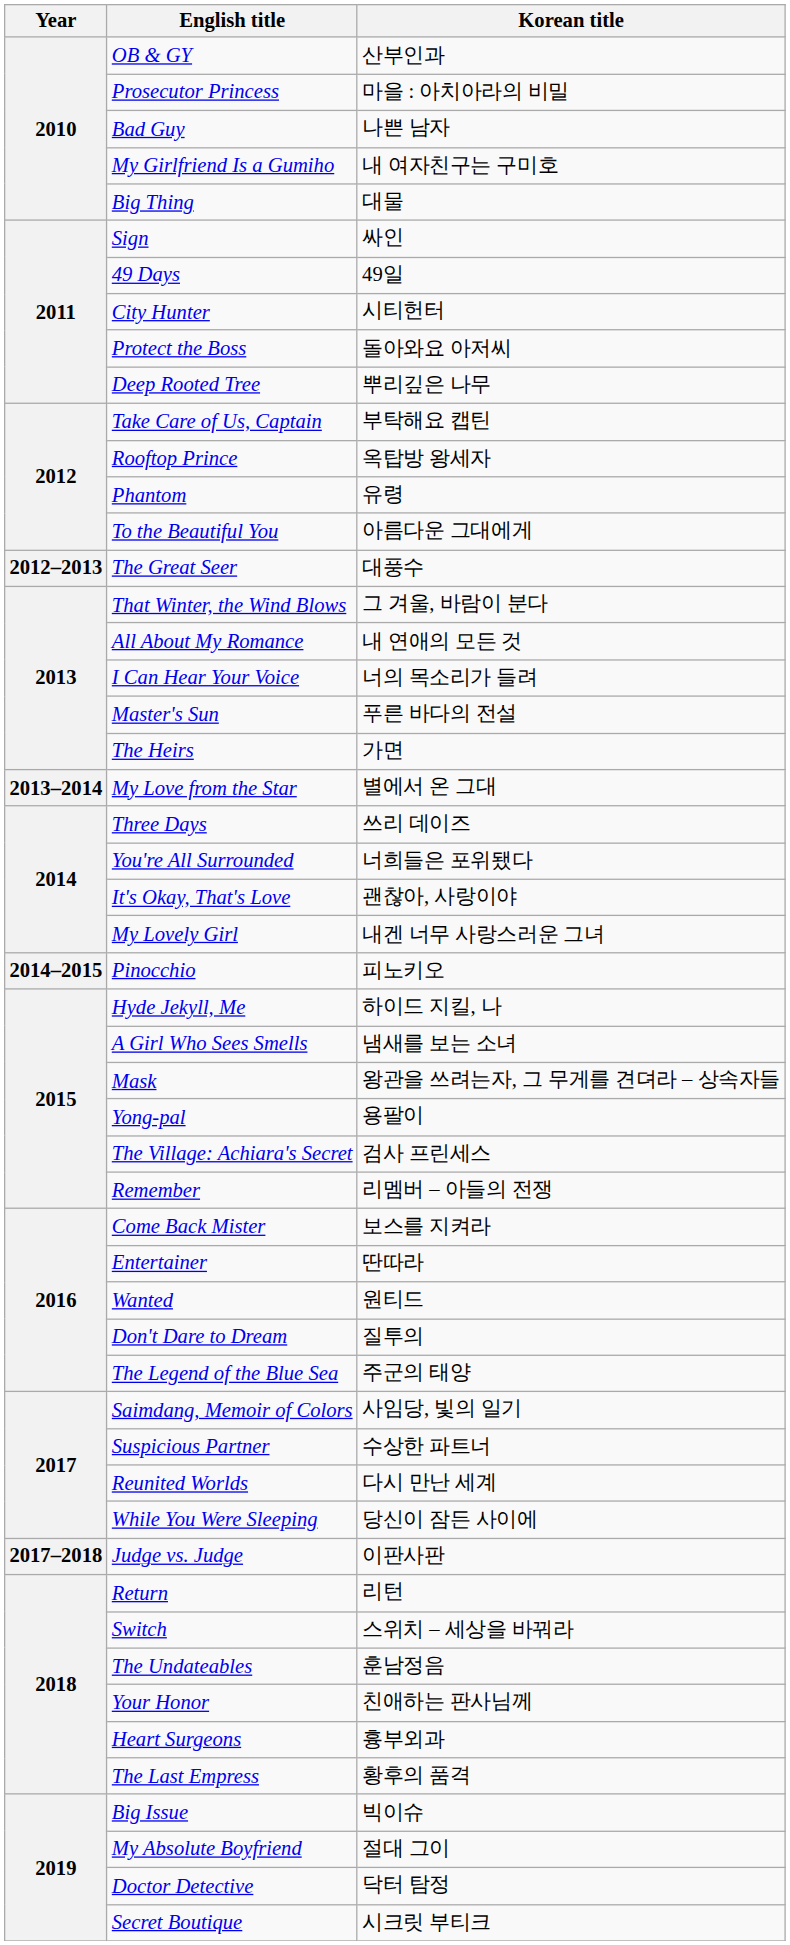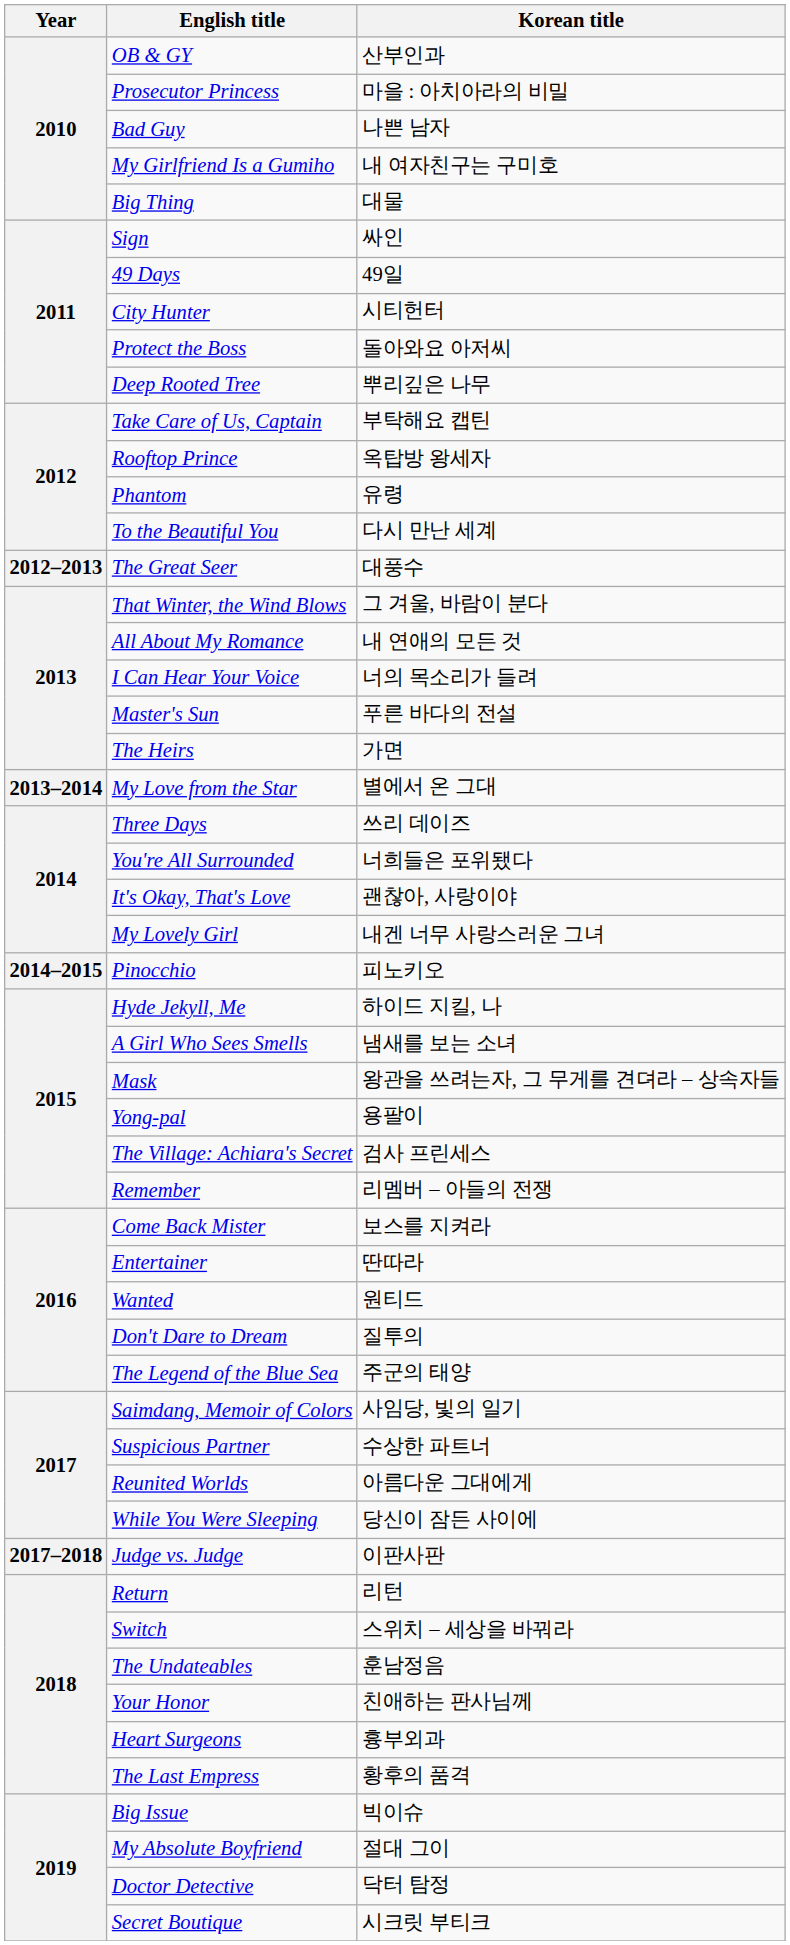(447, 530) 아름다운 그대에게 -> (429, 530) 다시 만난 세계
(429, 1482) 다시 만난 세계 -> (447, 1482) 아름다운 그대에게
